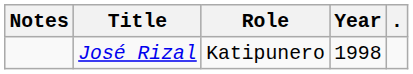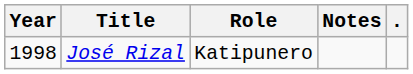columns swapped: (358, 21) <-> (39, 21)
